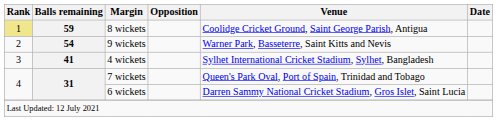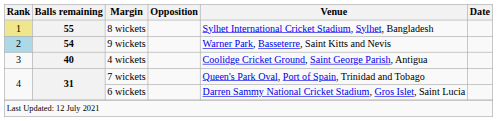(69, 28) 59 -> (69, 28) 55
(315, 28) Coolidge Cricket Ground, Saint George Parish, Antigua -> (318, 28) Sylhet International Cricket Stadium, Sylhet, Bangladesh
(18, 44) no background -> (18, 44) lightblue background
(69, 60) 41 -> (69, 60) 40
(318, 60) Sylhet International Cricket Stadium, Sylhet, Bangladesh -> (315, 60) Coolidge Cricket Ground, Saint George Parish, Antigua
